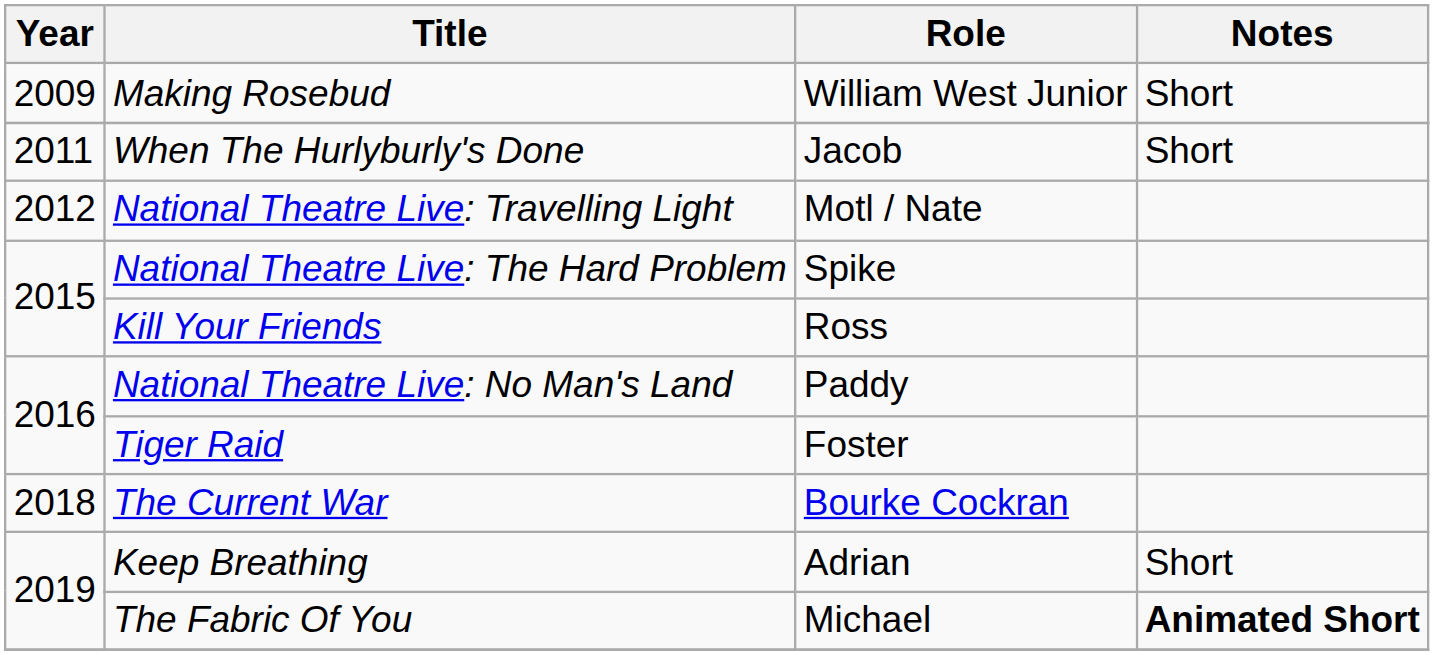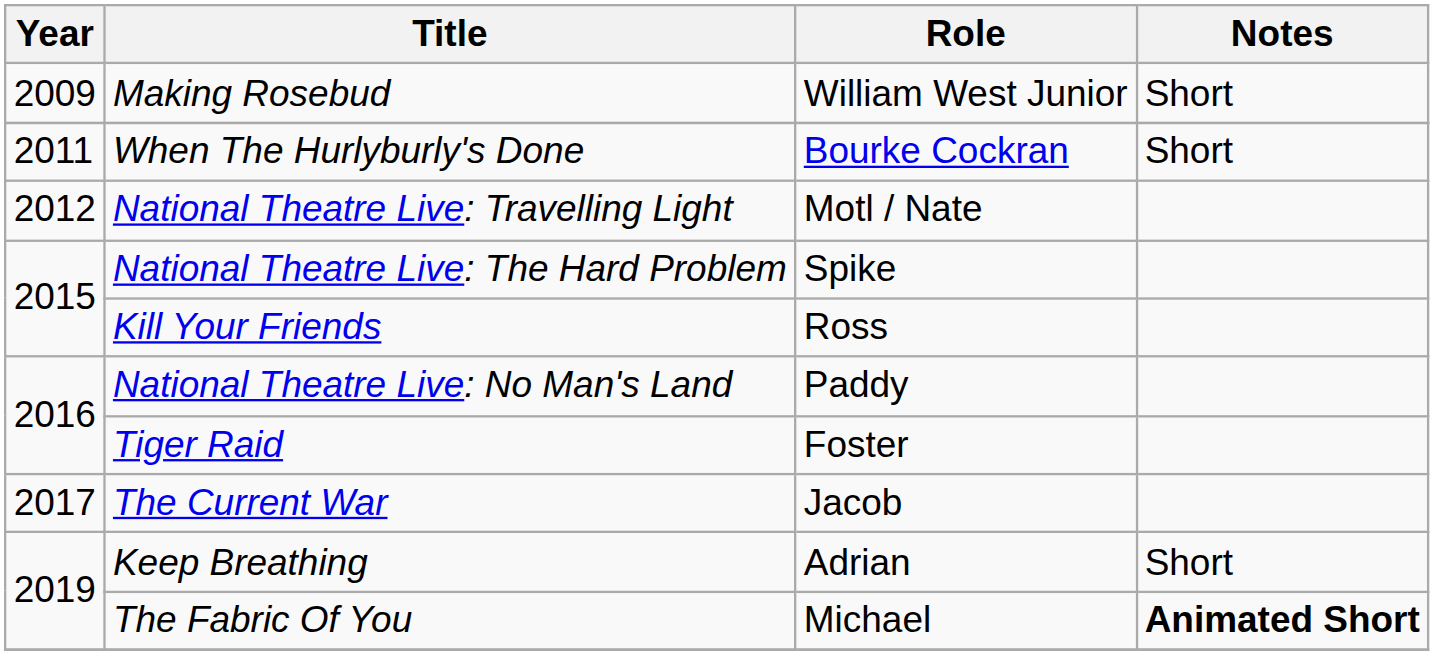(853, 151) Jacob -> (936, 151) Bourke Cockran
(55, 502) 2018 -> (55, 502) 2017
(936, 502) Bourke Cockran -> (853, 502) Jacob
